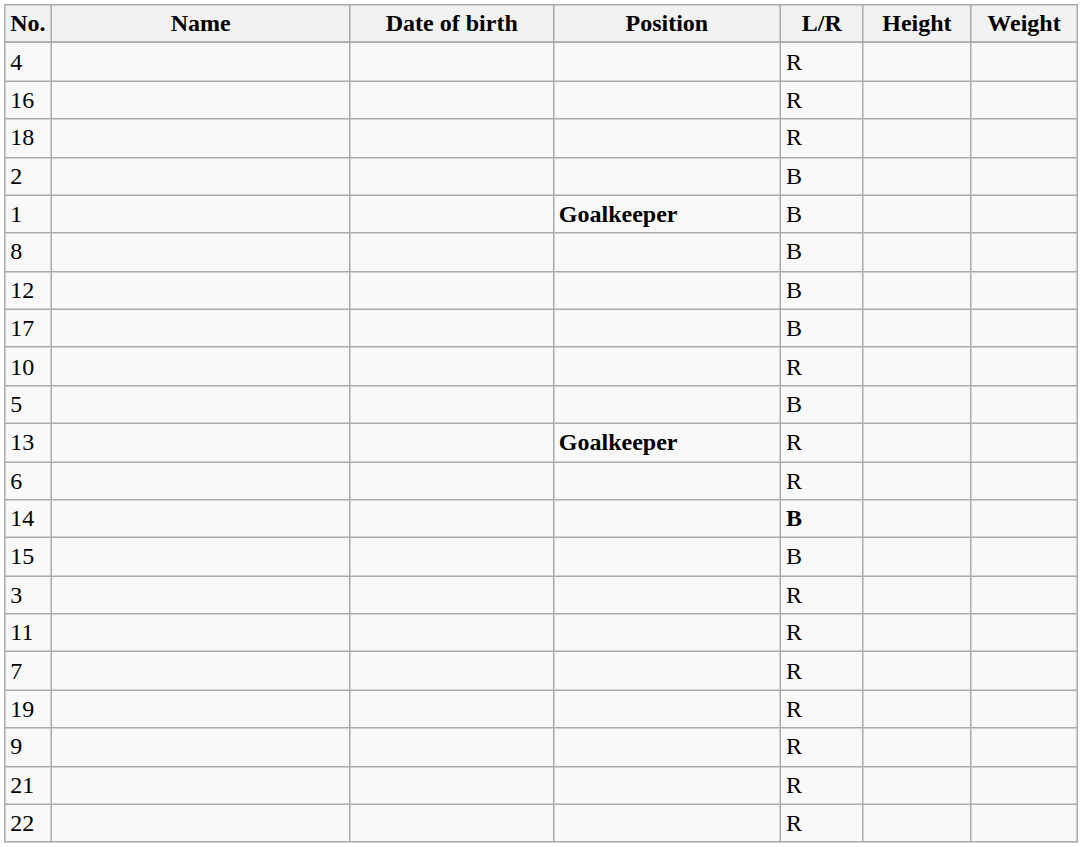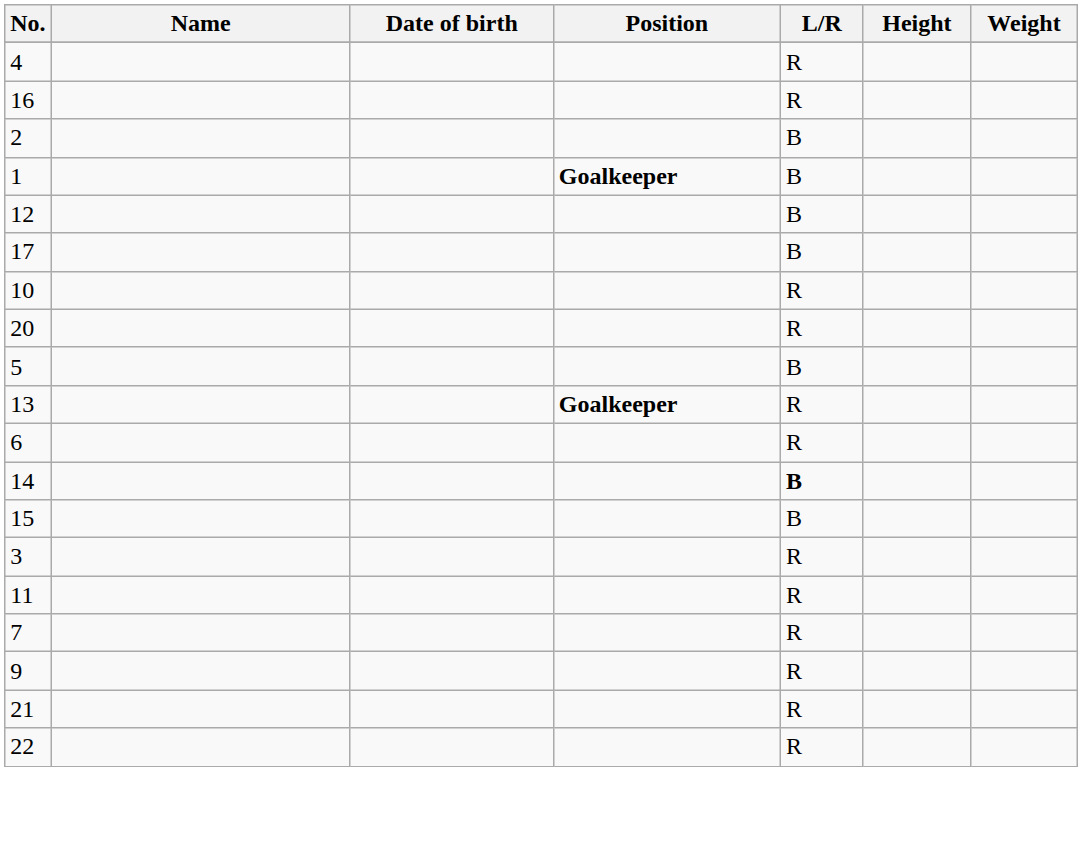- row: (22, 137)
- row: (16, 251)
+ row: (22, 328)
- row: (22, 708)
